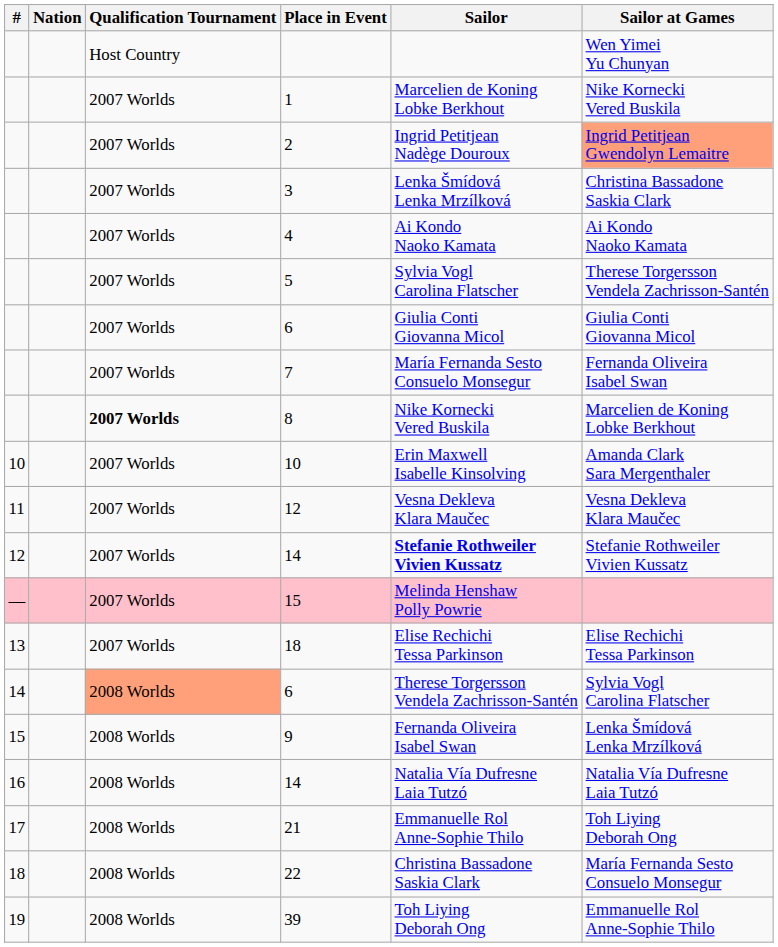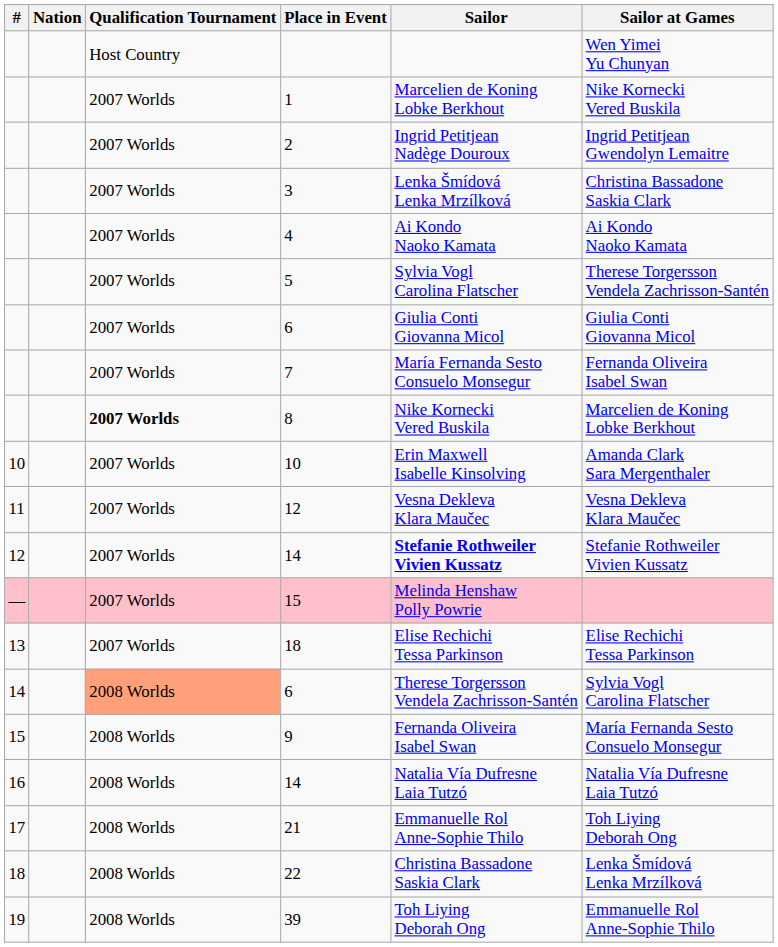(657, 145) lightsalmon background -> (657, 145) no background
(644, 737) Lenka Šmídová Lenka Mrzílková -> (659, 737) María Fernanda Sesto Consuelo Monsegur
(659, 873) María Fernanda Sesto Consuelo Monsegur -> (644, 873) Lenka Šmídová Lenka Mrzílková
